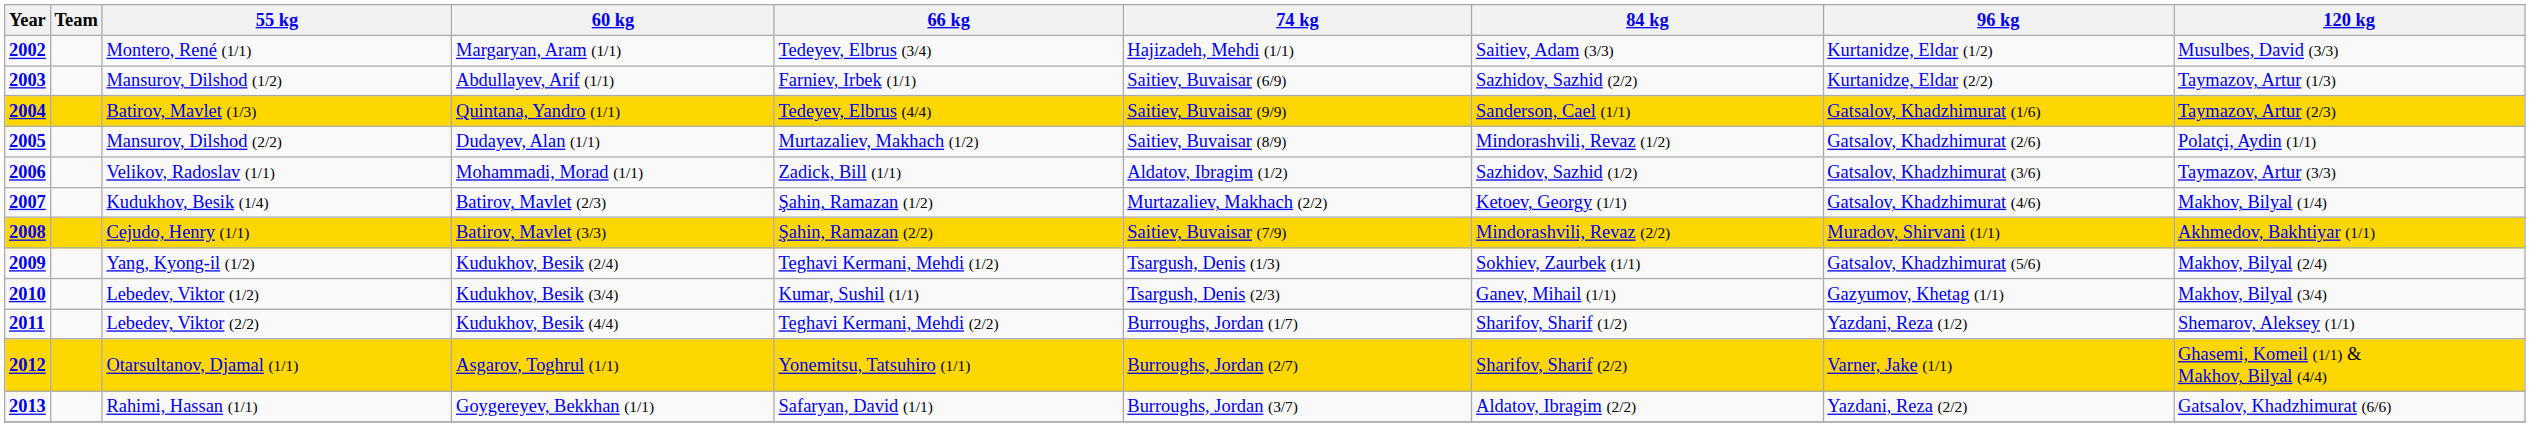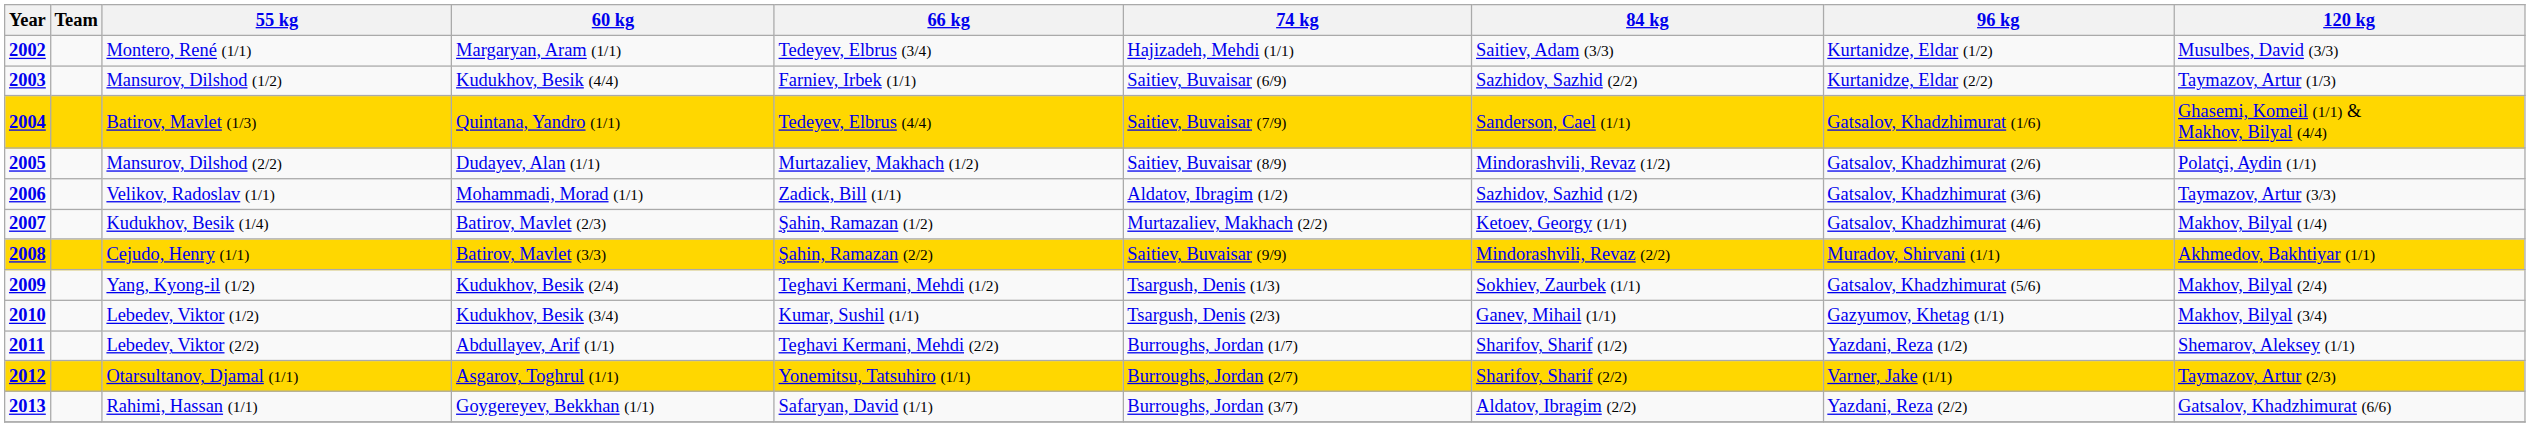(535, 80) Abdullayev, Arif (1/1) -> (537, 80) Kudukhov, Besik (4/4)
(1207, 111) Saitiev, Buvaisar (9/9) -> (1207, 122) Saitiev, Buvaisar (7/9)
(2257, 111) Taymazov, Artur (2/3) -> (2270, 122) Ghasemi, Komeil (1/1) & Makhov, Bilyal (4/4)
(1207, 232) Saitiev, Buvaisar (7/9) -> (1207, 254) Saitiev, Buvaisar (9/9)
(537, 324) Kudukhov, Besik (4/4) -> (535, 345) Abdullayev, Arif (1/1)
(2270, 365) Ghasemi, Komeil (1/1) & Makhov, Bilyal (4/4) -> (2257, 376) Taymazov, Artur (2/3)
